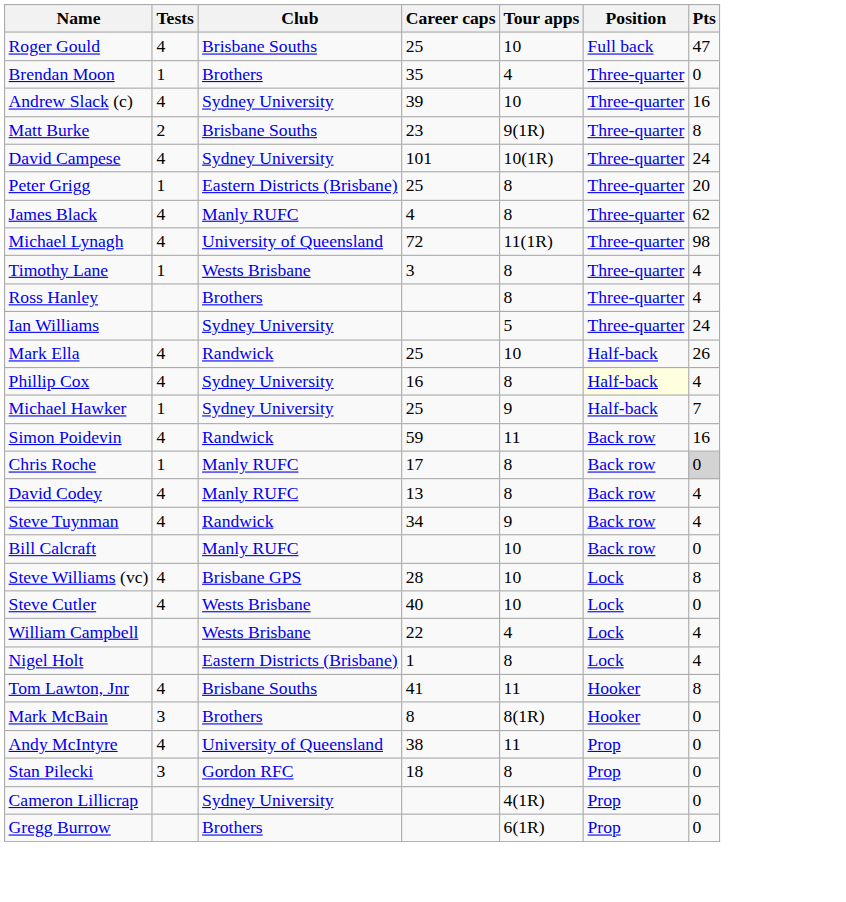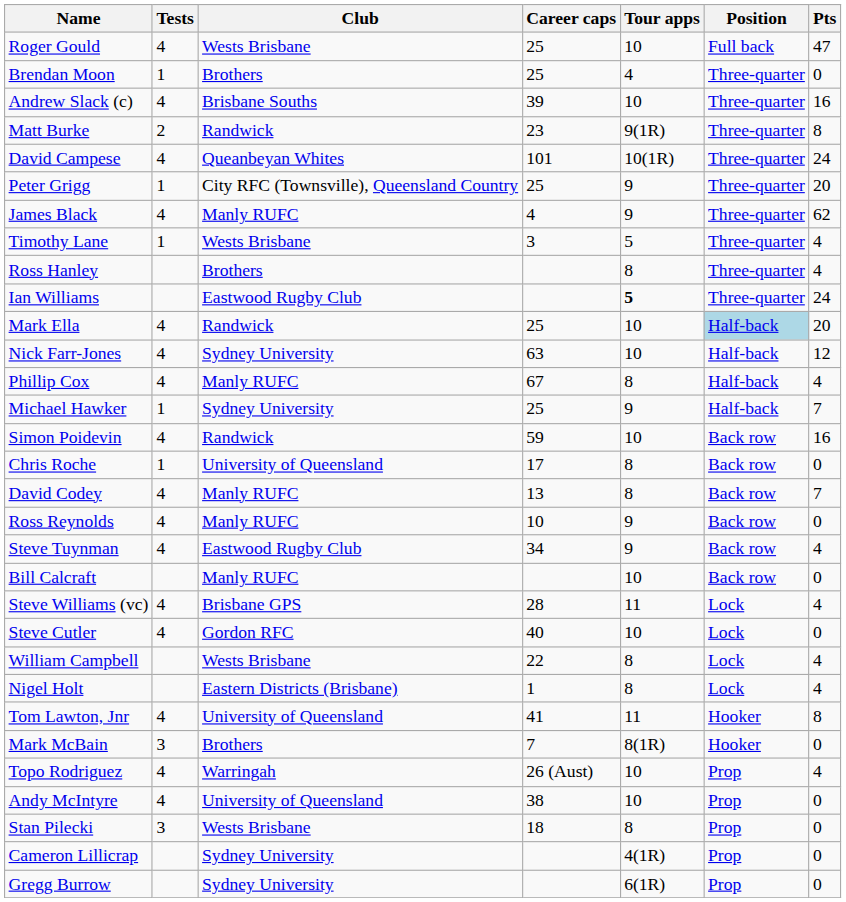(260, 46) Brisbane Souths -> (256, 46) Wests Brisbane
(415, 74) 35 -> (535, 74) 25
(268, 102) Sydney University -> (260, 102) Brisbane Souths
(260, 130) Brisbane Souths -> (238, 130) Randwick
(268, 158) Sydney University -> (273, 158) Queanbeyan Whites
(300, 185) Eastern Districts (Brisbane) -> (360, 185) City RFC (Townsville), Queensland Country
(508, 185) 8 -> (629, 185) 9
(508, 213) 8 -> (629, 213) 9
- row: (66, 241)
(508, 269) 8 -> (629, 241) 5
(268, 325) Sydney University -> (282, 297) Eastwood Rugby Club
(508, 325) normal -> (629, 297) bold
(623, 353) no background -> (743, 325) lightblue background
(701, 353) 26 -> (822, 325) 20
+ row: (65, 353)
(268, 381) Sydney University -> (250, 381) Manly RUFC
(415, 381) 16 -> (535, 381) 67
(623, 381) lightyellow background -> (743, 381) no background
(512, 437) 11 -> (633, 437) 10
(250, 465) Manly RUFC -> (293, 465) University of Queensland
(697, 465) lightgrey background -> (817, 465) no background
(697, 492) 4 -> (817, 492) 7
+ row: (61, 520)
(238, 520) Randwick -> (282, 548) Eastwood Rugby Club
(512, 576) 10 -> (633, 604) 11
(697, 576) 8 -> (817, 604) 4
(256, 604) Wests Brisbane -> (248, 632) Gordon RFC
(508, 632) 4 -> (629, 660) 8
(260, 688) Brisbane Souths -> (293, 716) University of Queensland
(410, 716) 8 -> (531, 744) 7
+ row: (65, 772)
(512, 744) 11 -> (633, 800) 10
(248, 772) Gordon RFC -> (256, 827) Wests Brisbane
(232, 827) Brothers -> (268, 883) Sydney University
